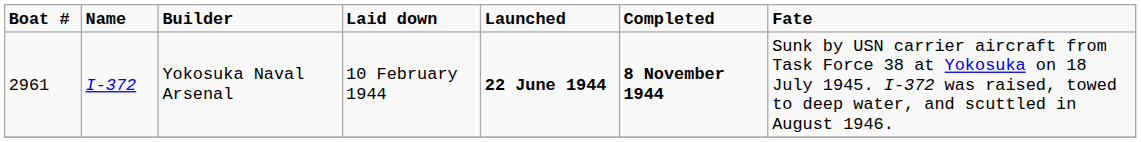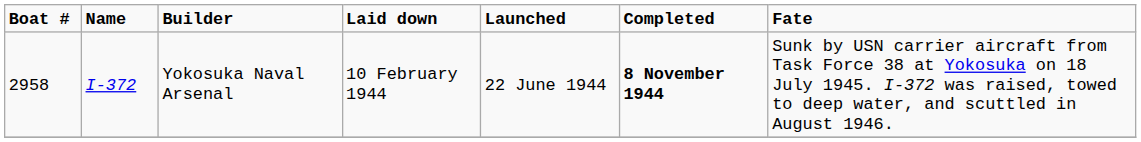(29, 85) 2961 -> (29, 85) 2958
(546, 85) bold -> (546, 85) normal
